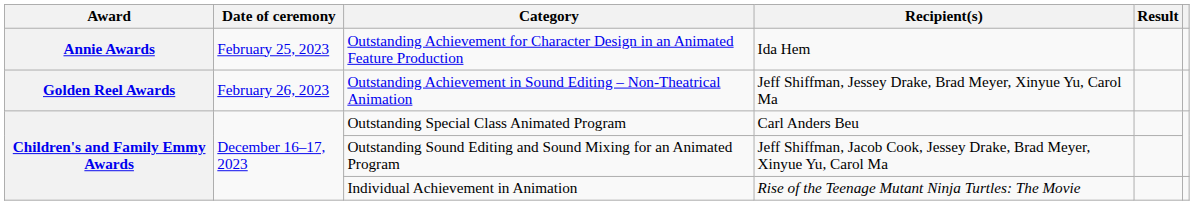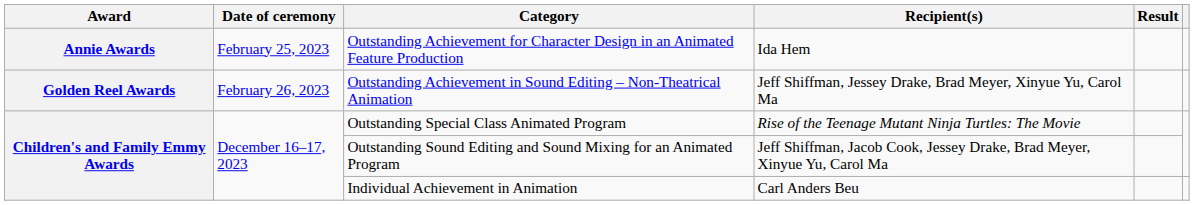(808, 123) Carl Anders Beu -> (919, 123) Rise of the Teenage Mutant Ninja Turtles: The Movie
(919, 188) Rise of the Teenage Mutant Ninja Turtles: The Movie -> (808, 188) Carl Anders Beu
